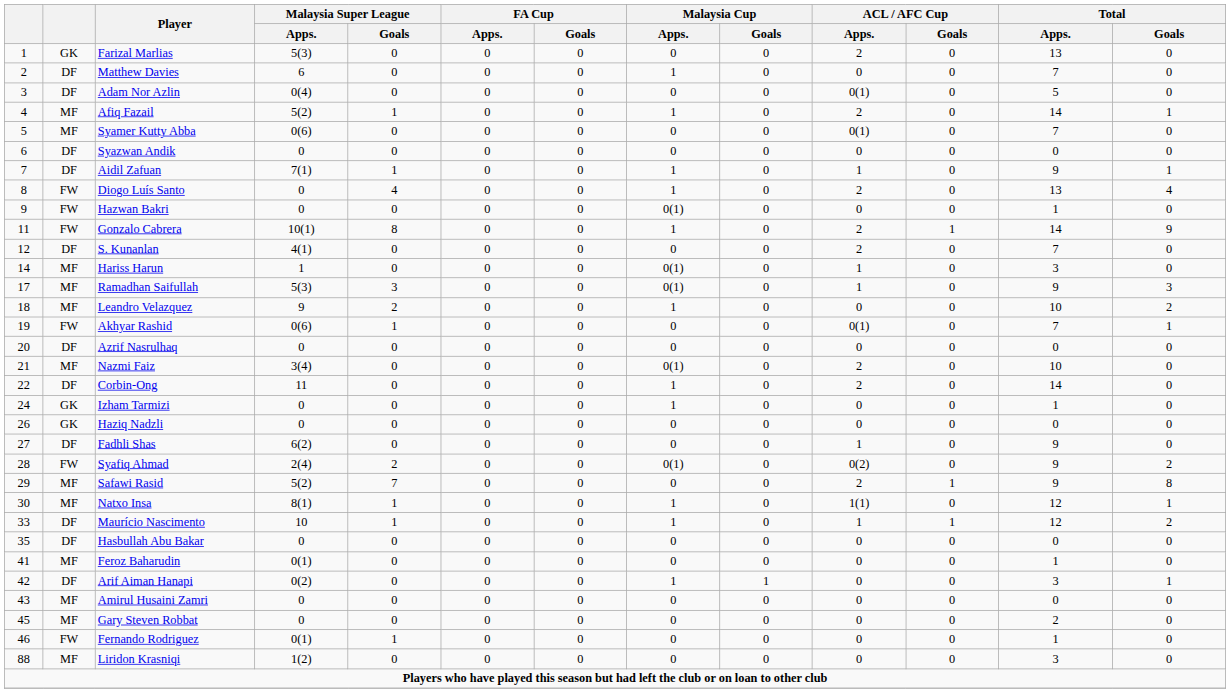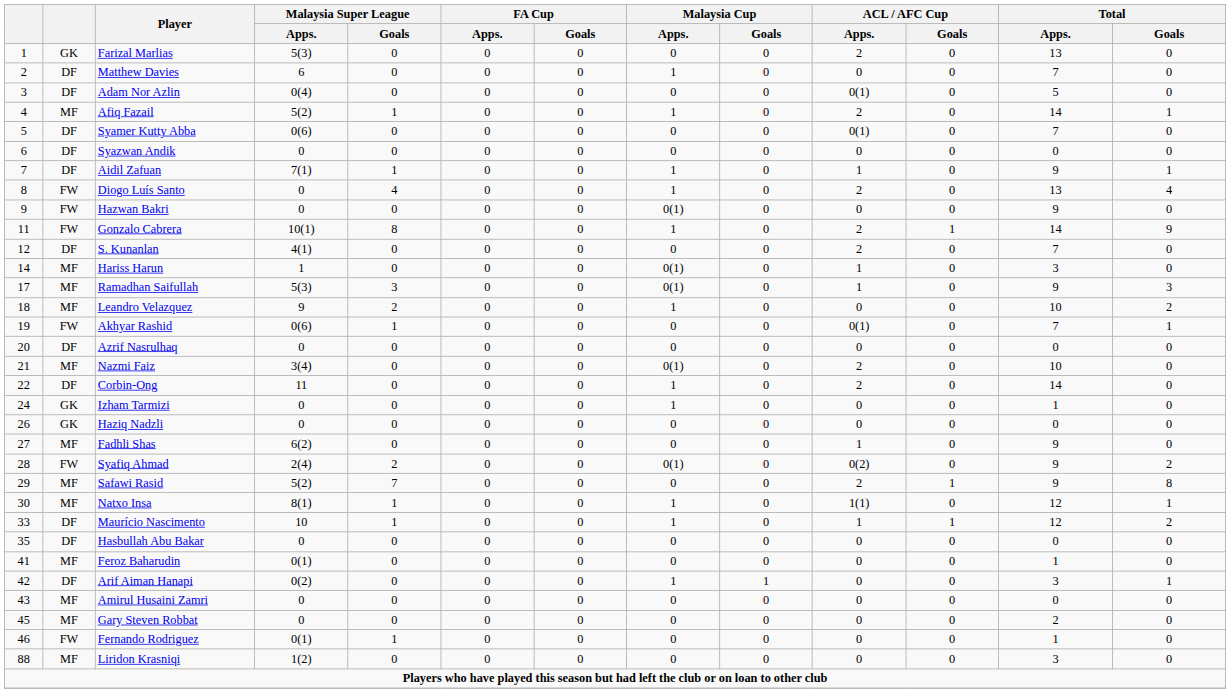(69, 131) MF -> (69, 131) DF
(1056, 209) 1 -> (1056, 209) 9
(69, 444) DF -> (69, 444) MF
